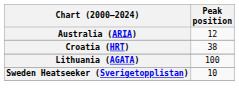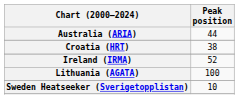(212, 34) 12 -> (212, 34) 44
+ row: (97, 60)
